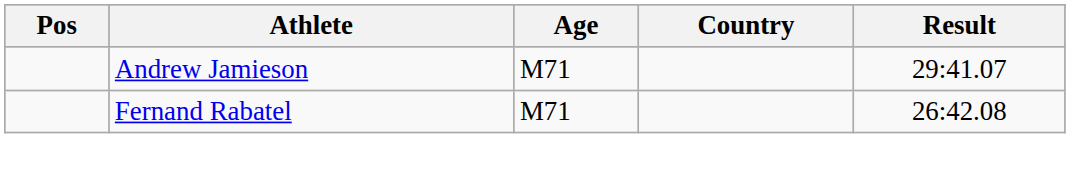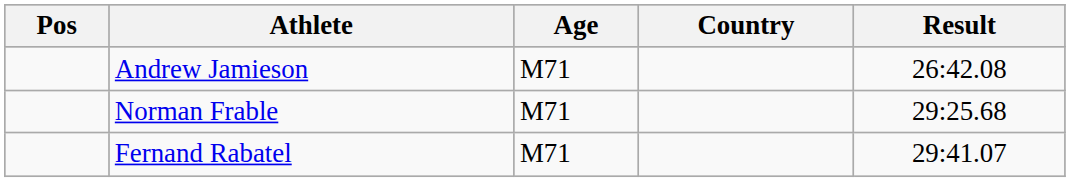(959, 68) 29:41.07 -> (959, 68) 26:42.08
+ row: (197, 111)
(959, 111) 26:42.08 -> (959, 153) 29:41.07
